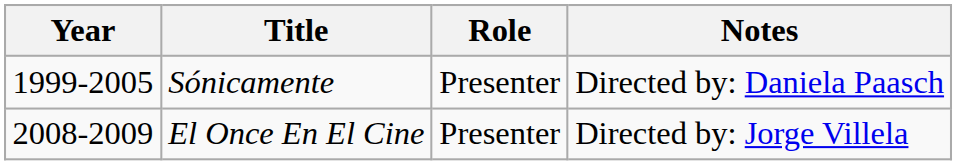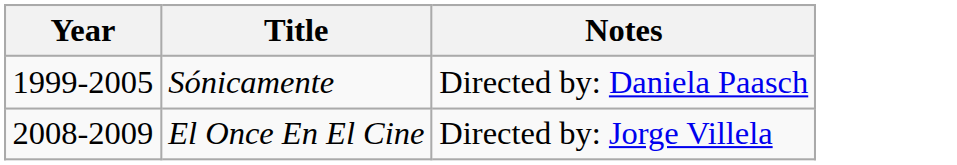- column: (500, 30)
